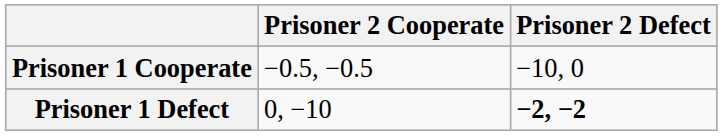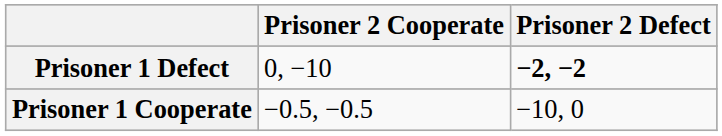rows swapped: (132, 67) <-> (132, 109)
